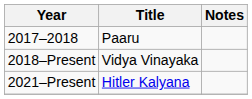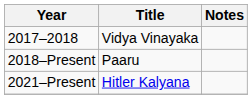(121, 37) Paaru -> (150, 37) Vidya Vinayaka
(150, 60) Vidya Vinayaka -> (121, 60) Paaru
